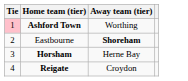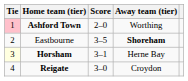+ column: (101, 11)
(12, 54) no background -> (12, 54) lightyellow background
